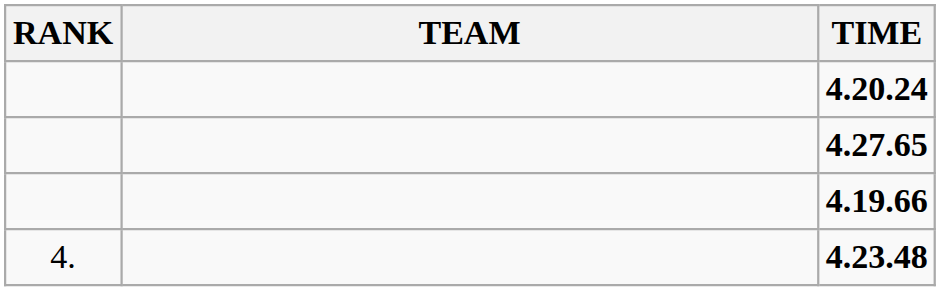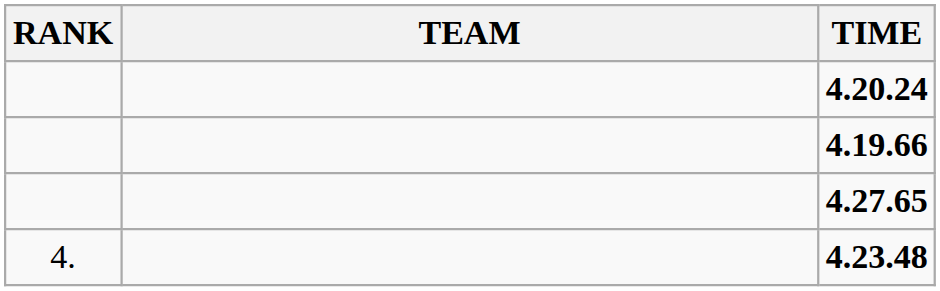rows swapped: (877, 145) <-> (877, 201)
